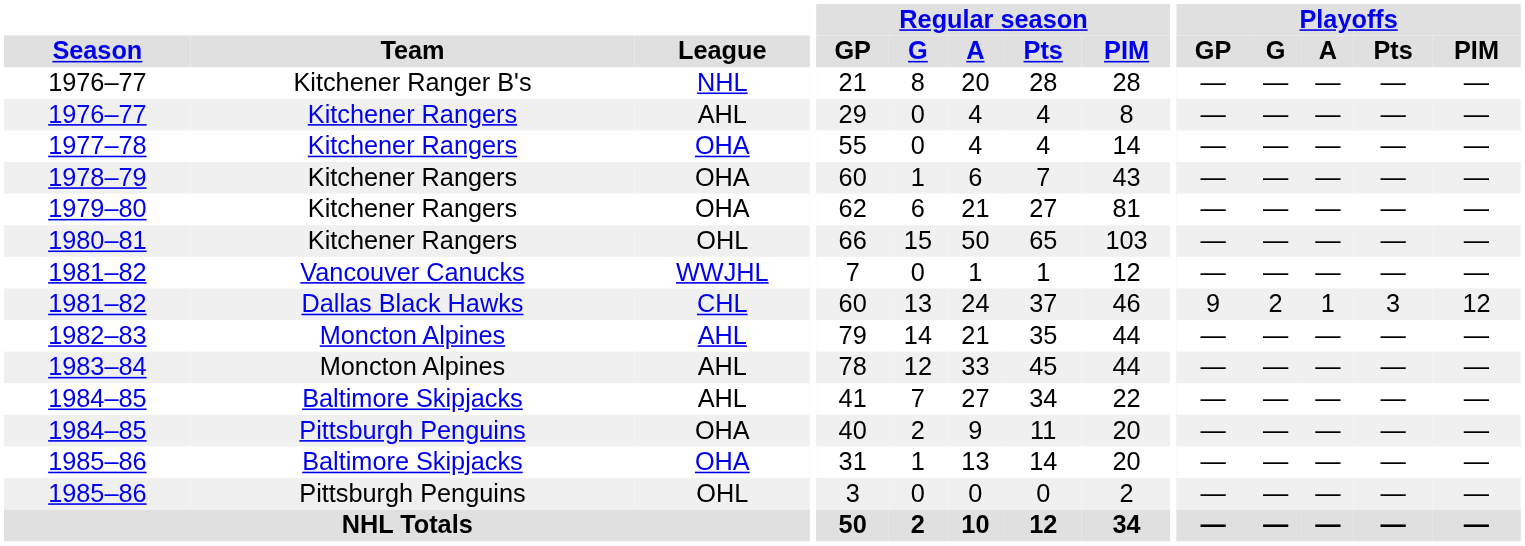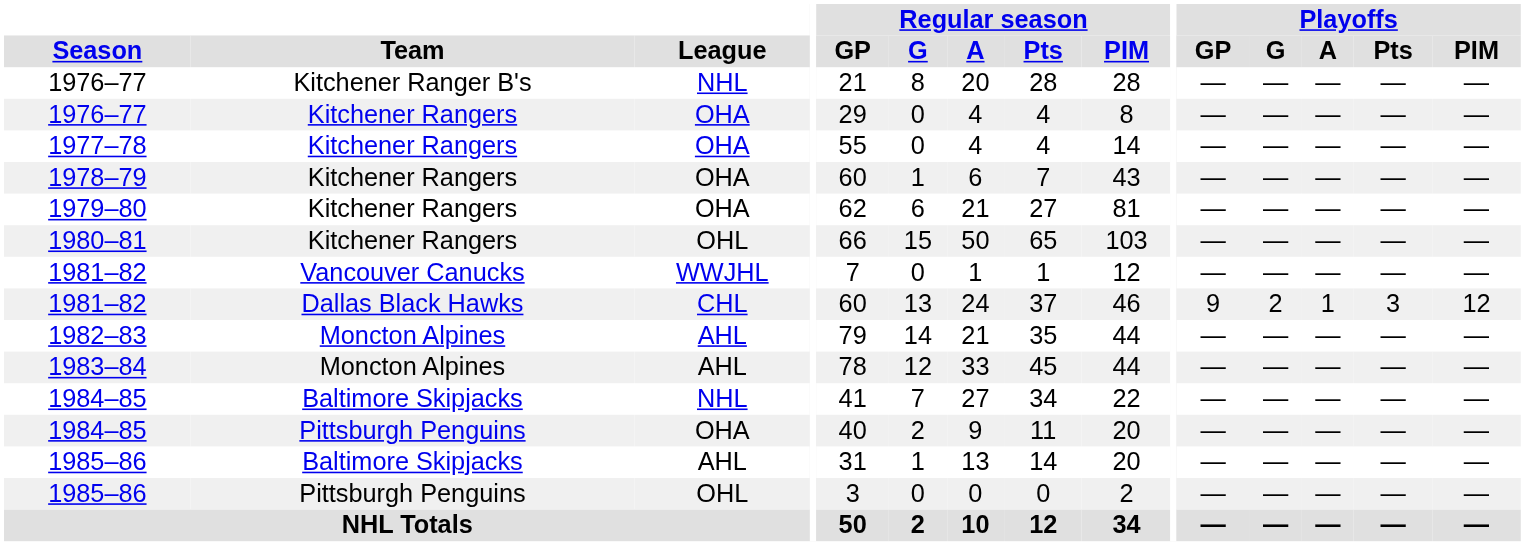(722, 114) AHL -> (722, 114) OHA
(722, 398) AHL -> (722, 398) NHL
(722, 461) OHA -> (722, 461) AHL
